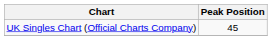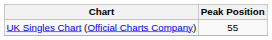(233, 27) 45 -> (233, 27) 55
